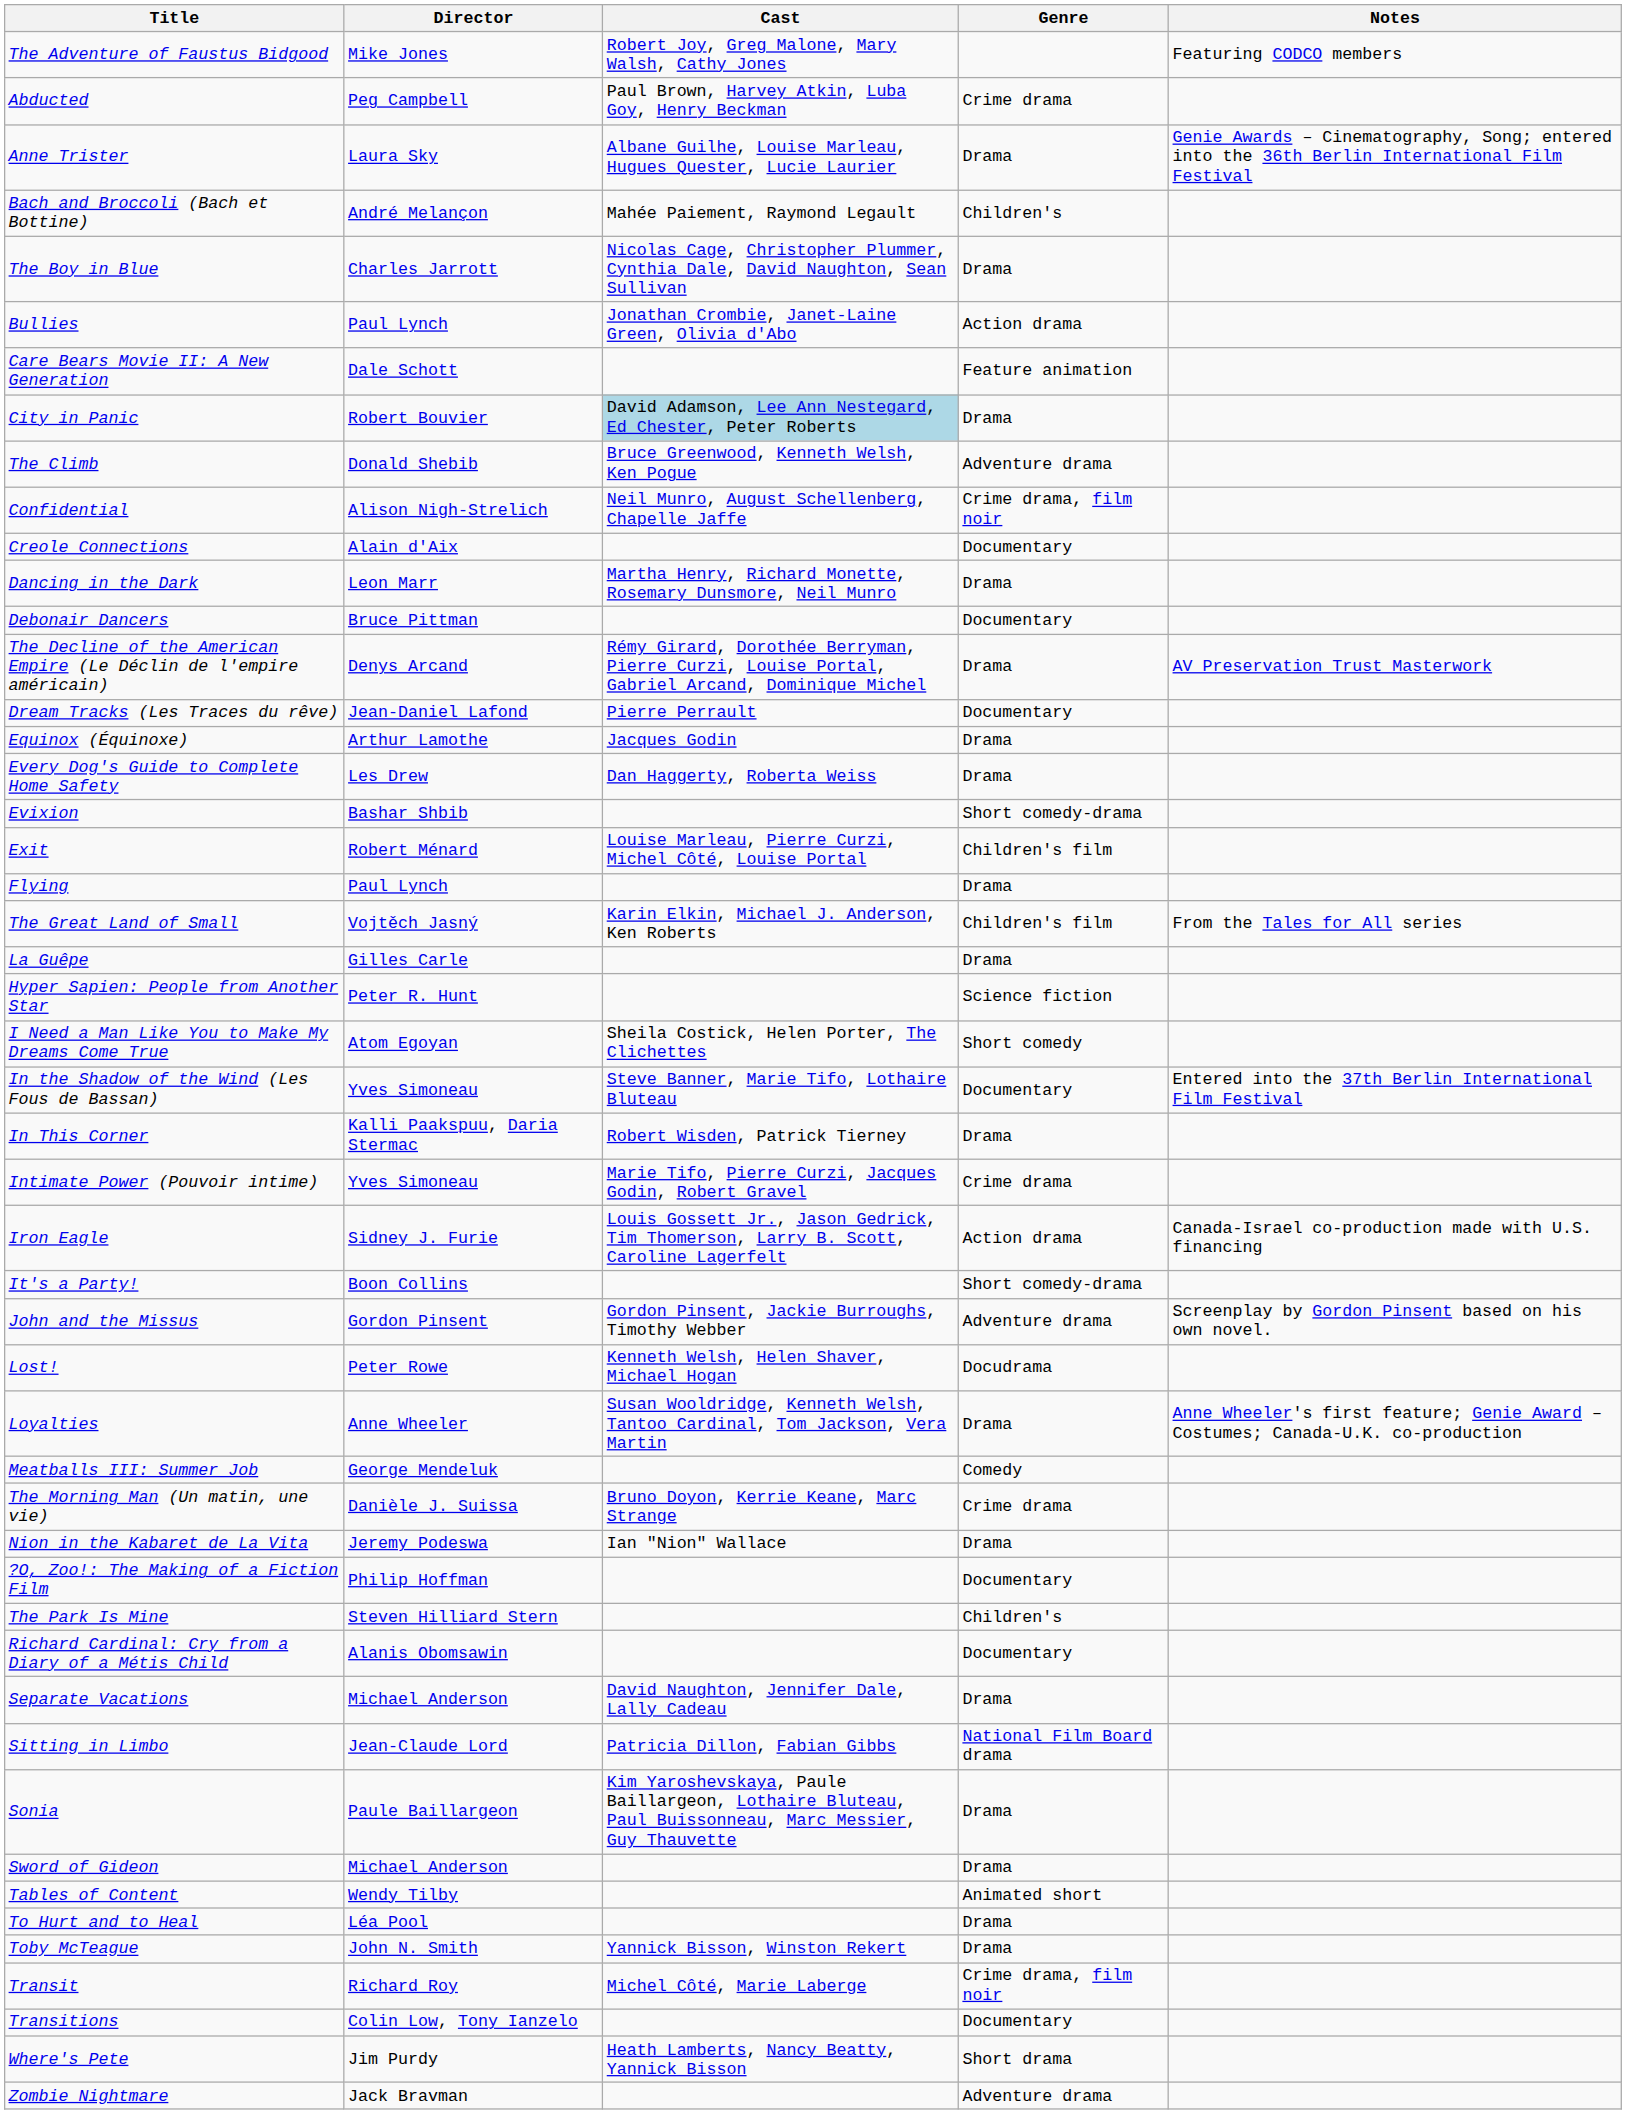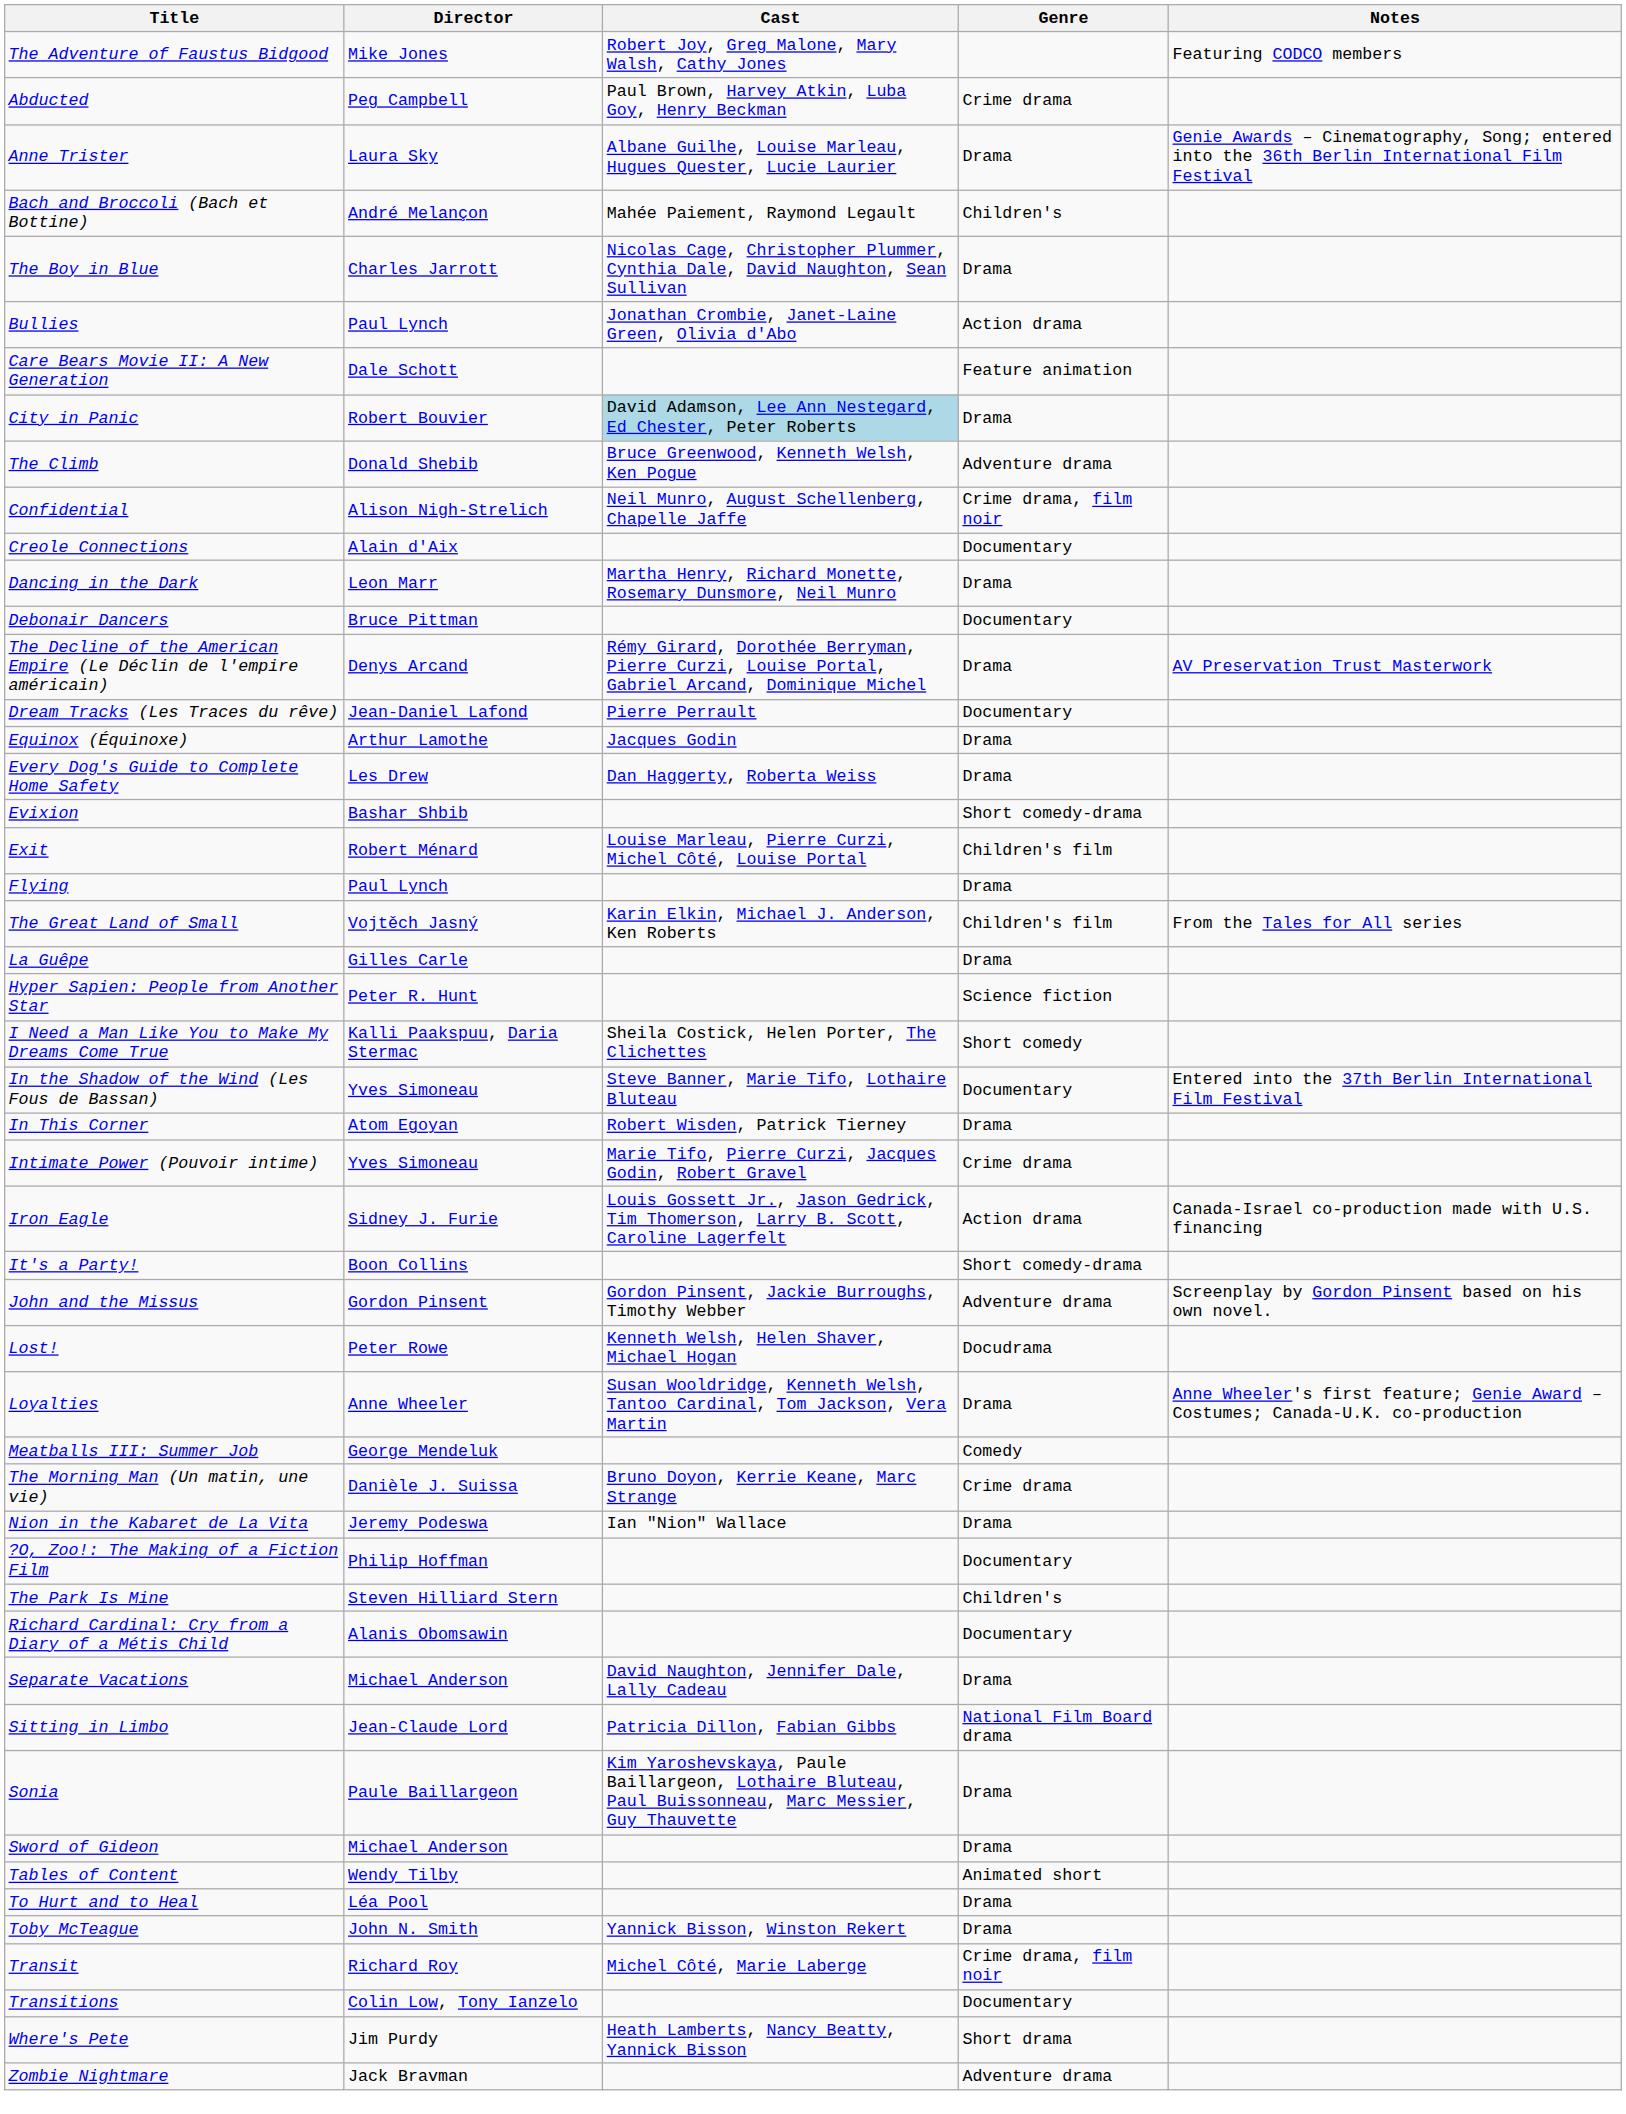(403, 1043) Atom Egoyan -> (453, 1043) Kalli Paakspuu, Daria Stermac
(453, 1136) Kalli Paakspuu, Daria Stermac -> (403, 1127) Atom Egoyan
